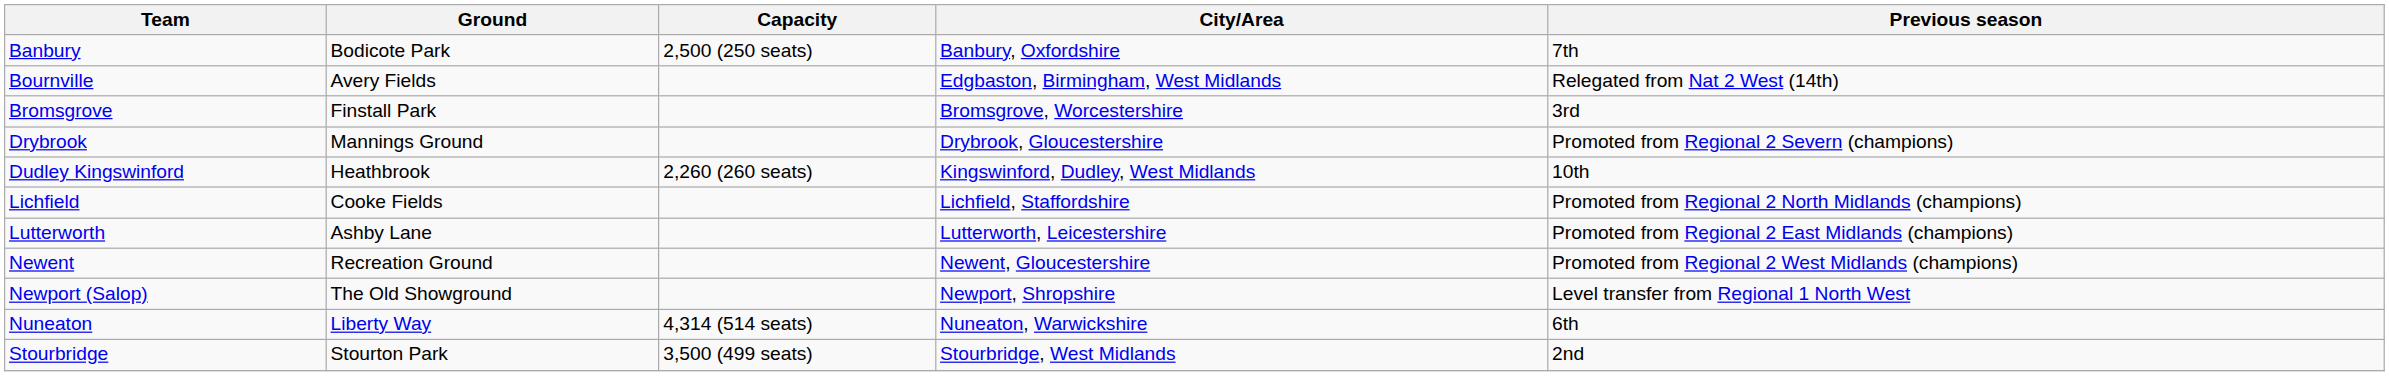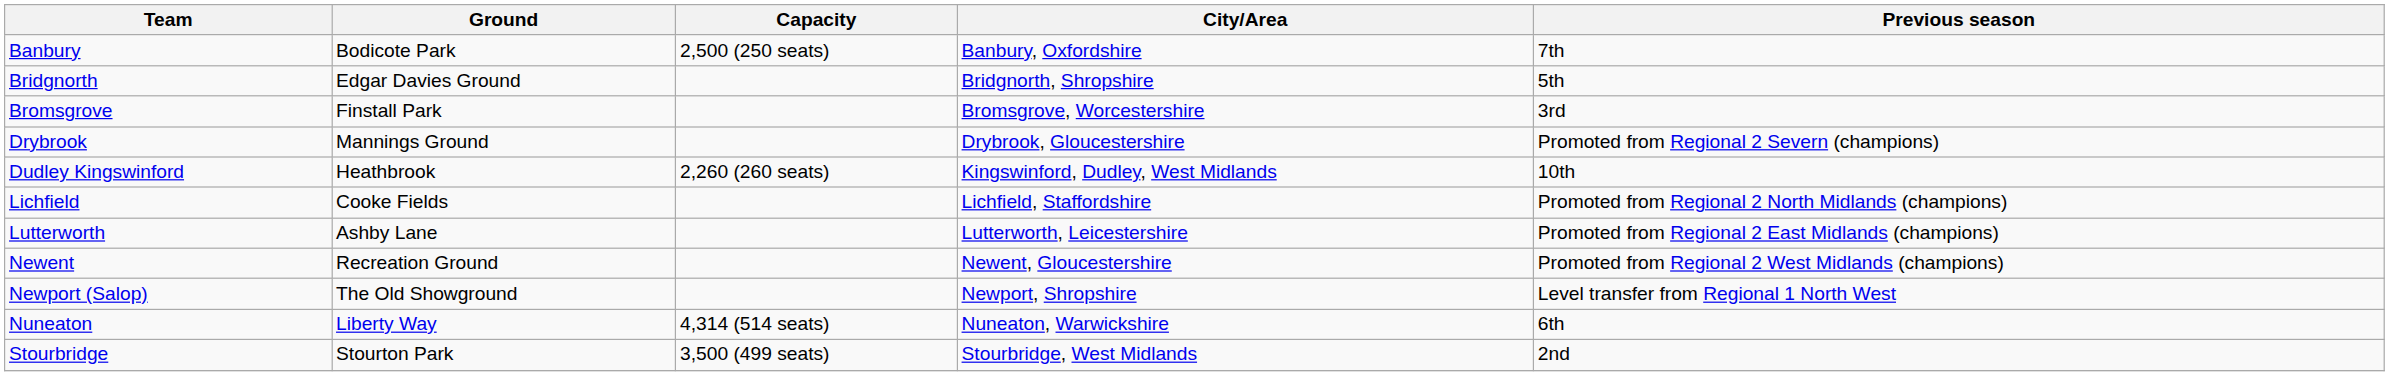- row: (51, 80)
+ row: (53, 80)
